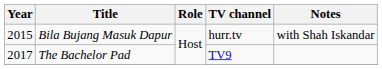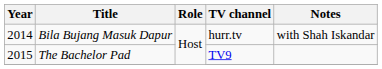(20, 34) 2015 -> (20, 34) 2014
(20, 54) 2017 -> (20, 54) 2015
